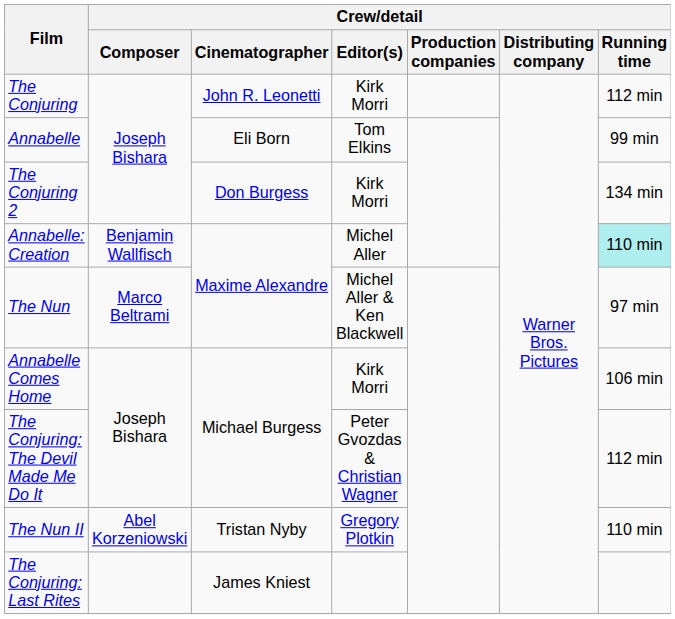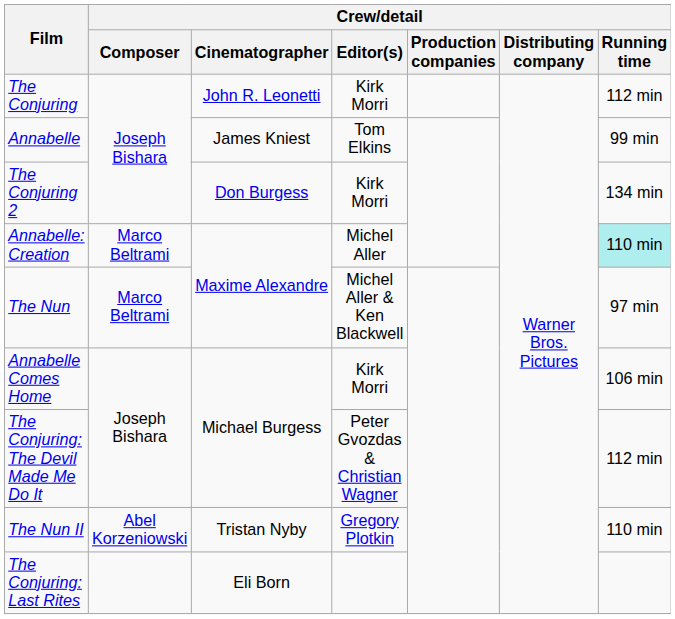(262, 139) Eli Born -> (262, 139) James Kniest
(140, 245) Benjamin Wallfisch -> (140, 245) Marco Beltrami
(262, 582) James Kniest -> (262, 582) Eli Born
